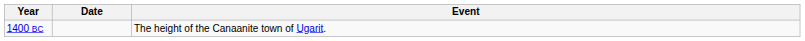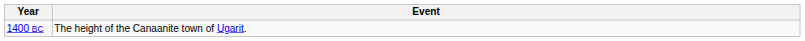- column: (92, 12)
